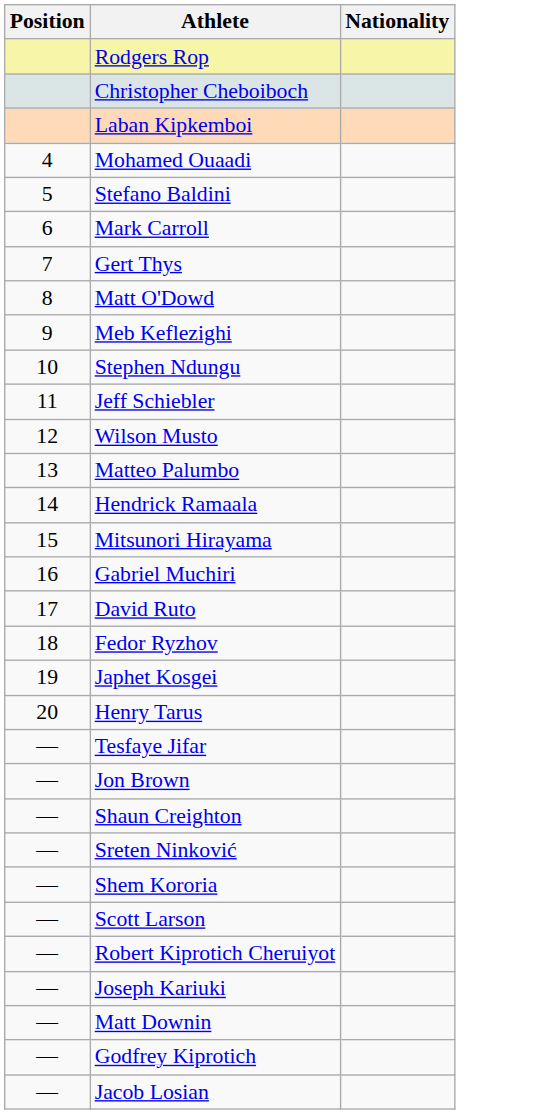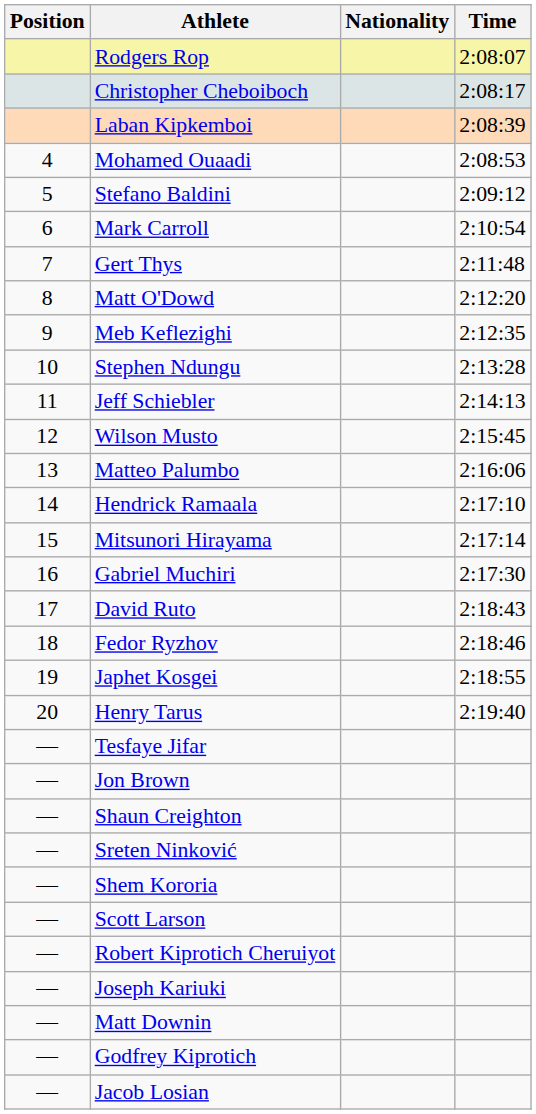+ column: (493, 21)
